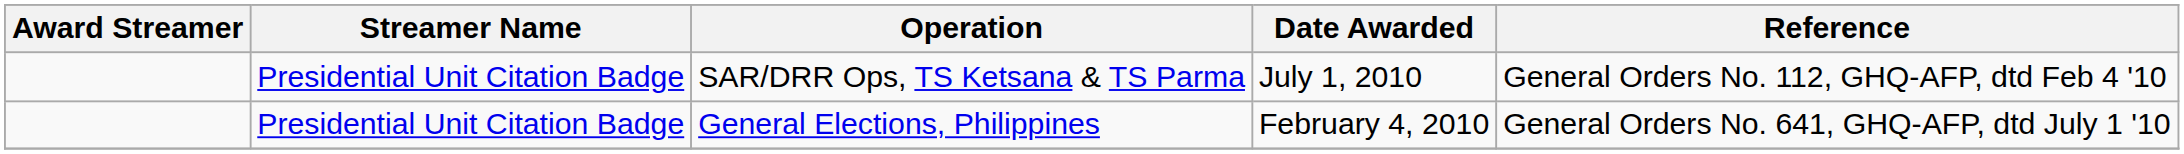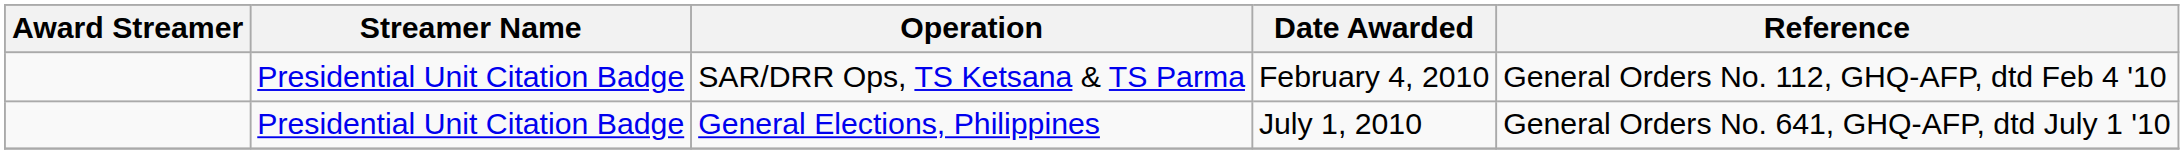(1340, 76) July 1, 2010 -> (1374, 76) February 4, 2010
(1374, 124) February 4, 2010 -> (1340, 124) July 1, 2010
